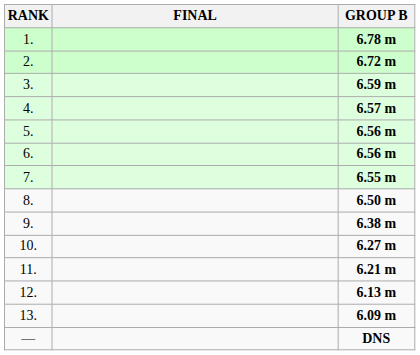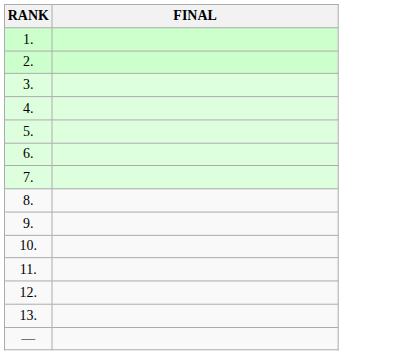- column: (376, 16)
